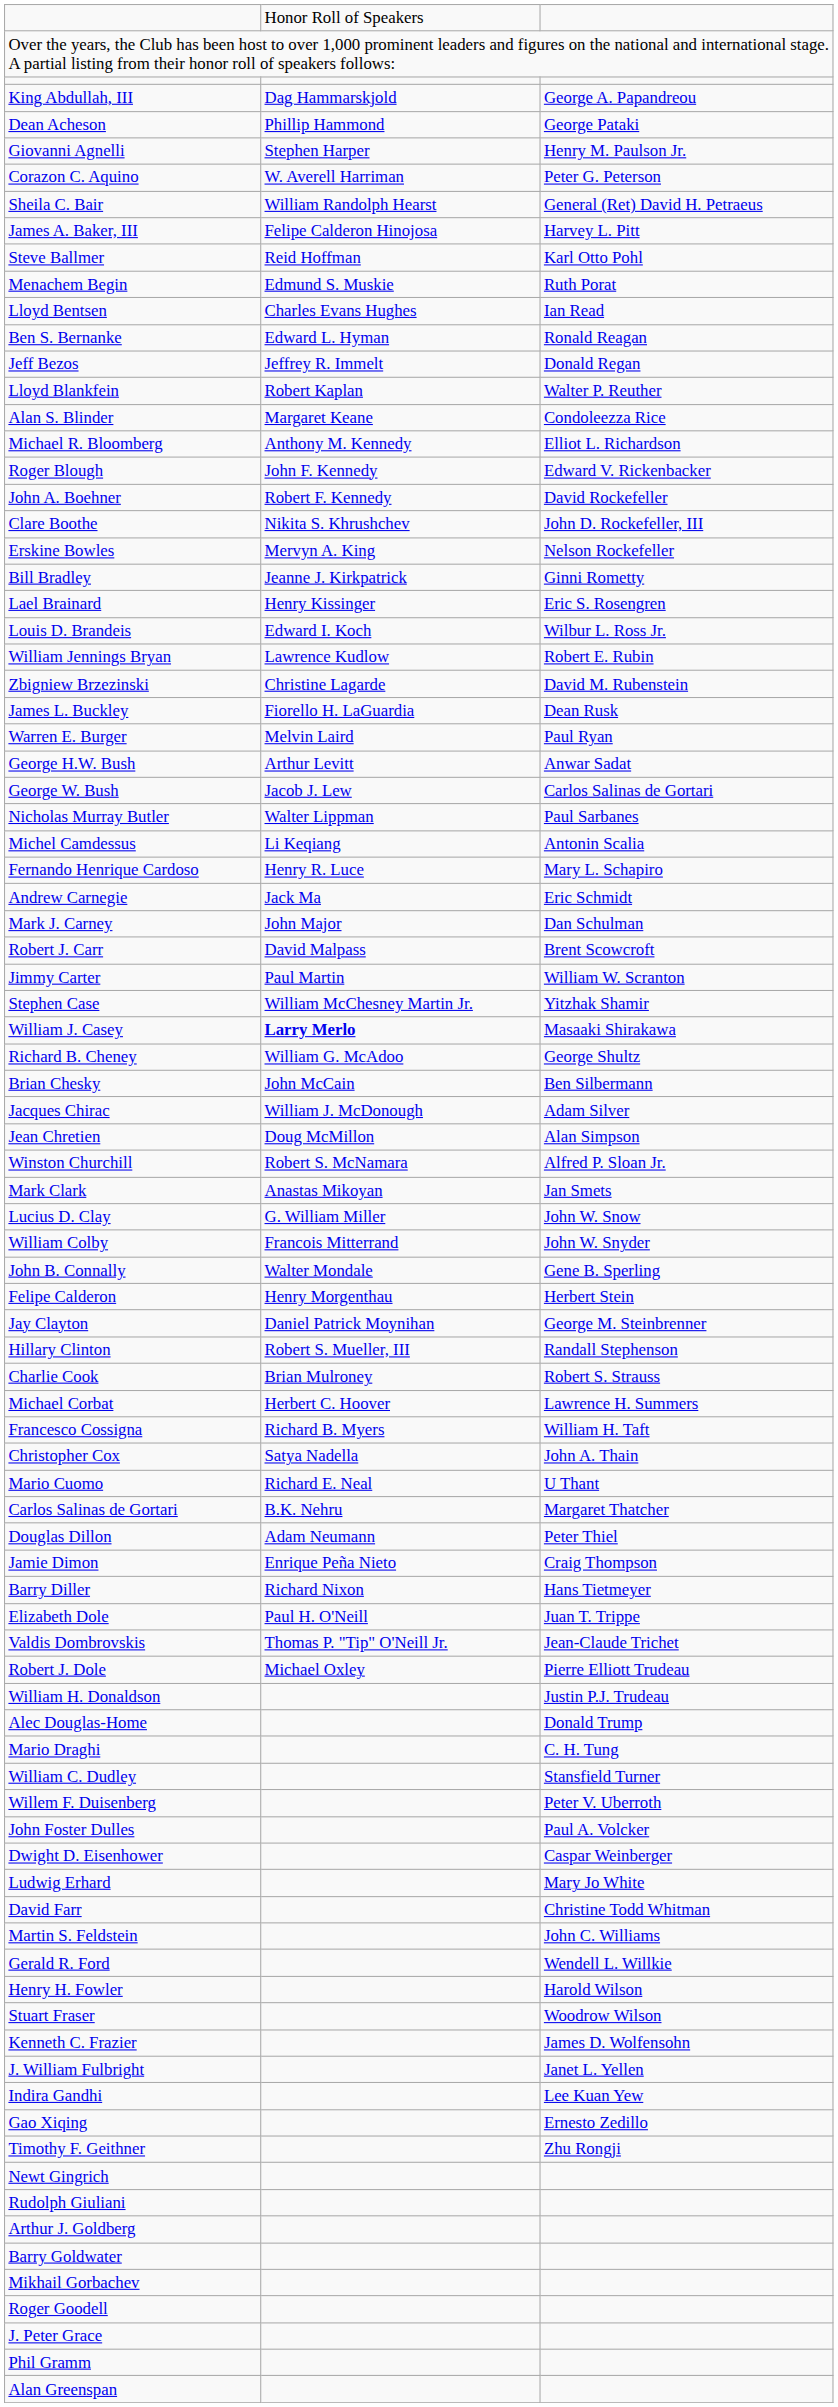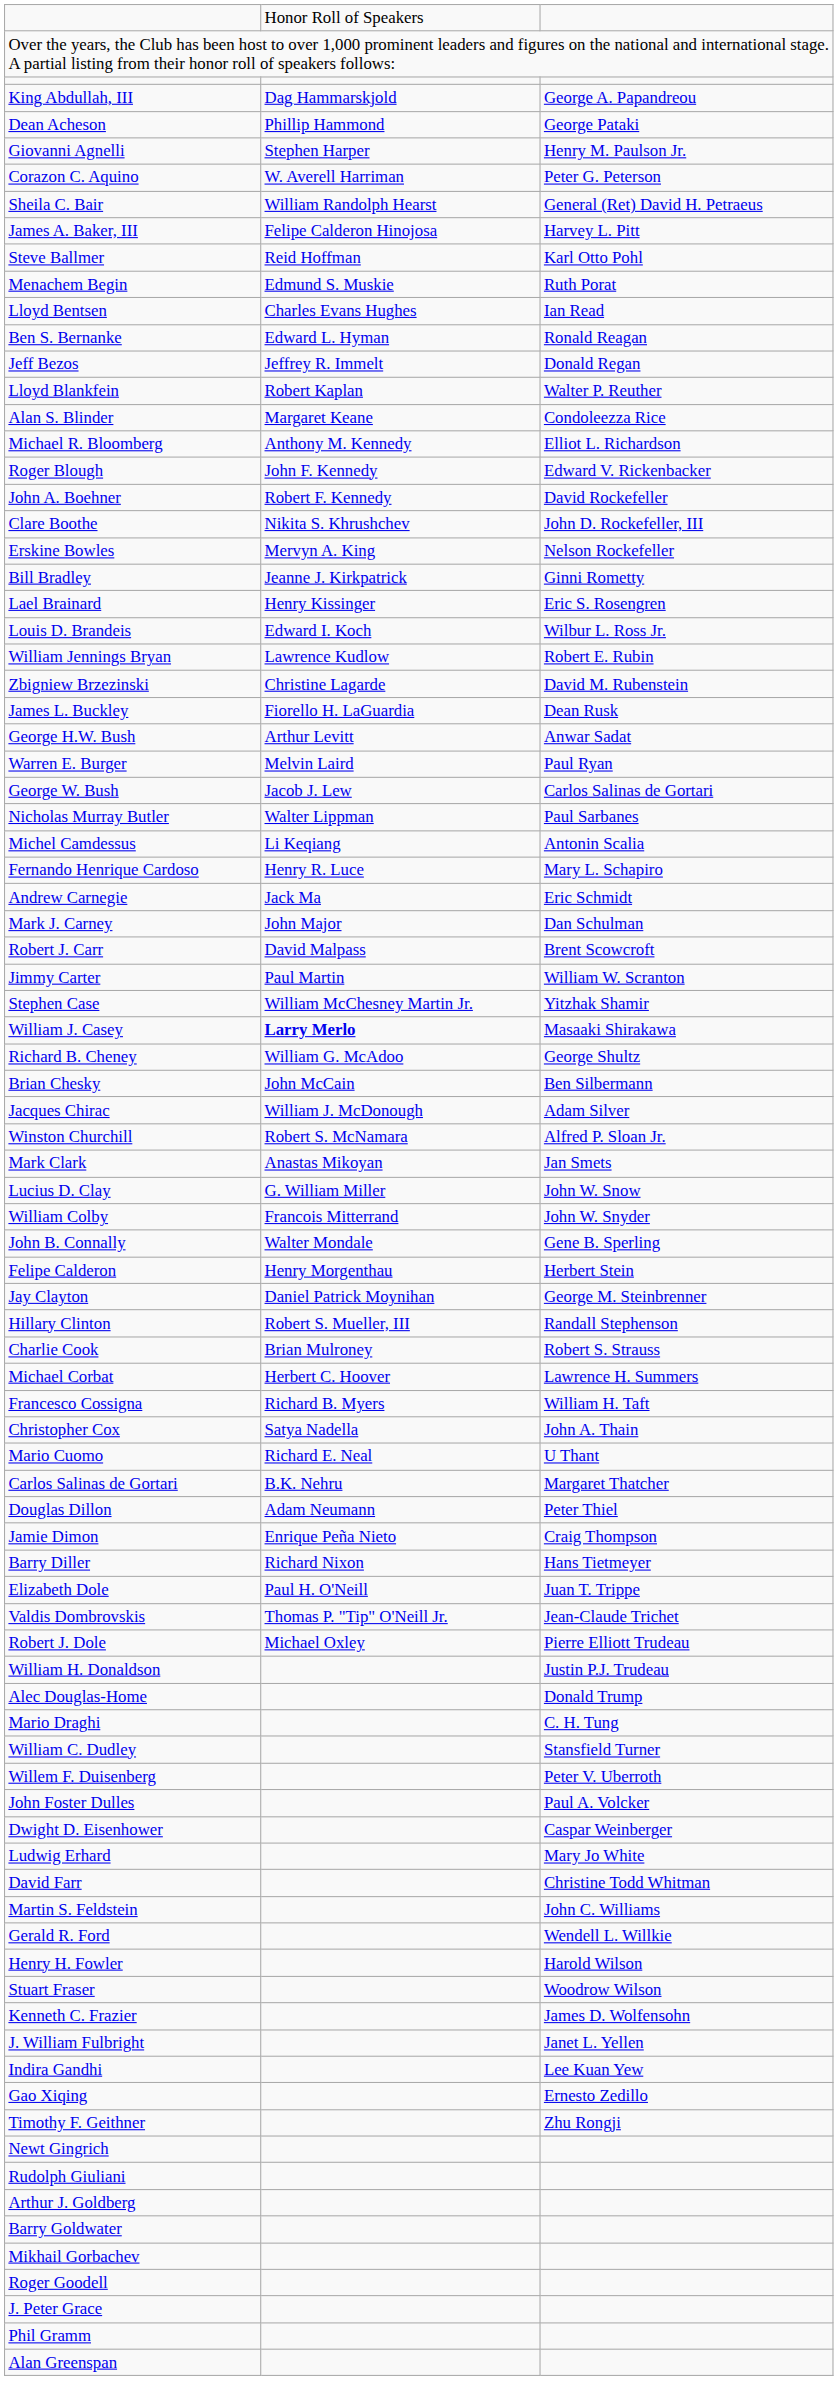rows swapped: (68, 737) <-> (72, 763)
- row: (54, 1136)
